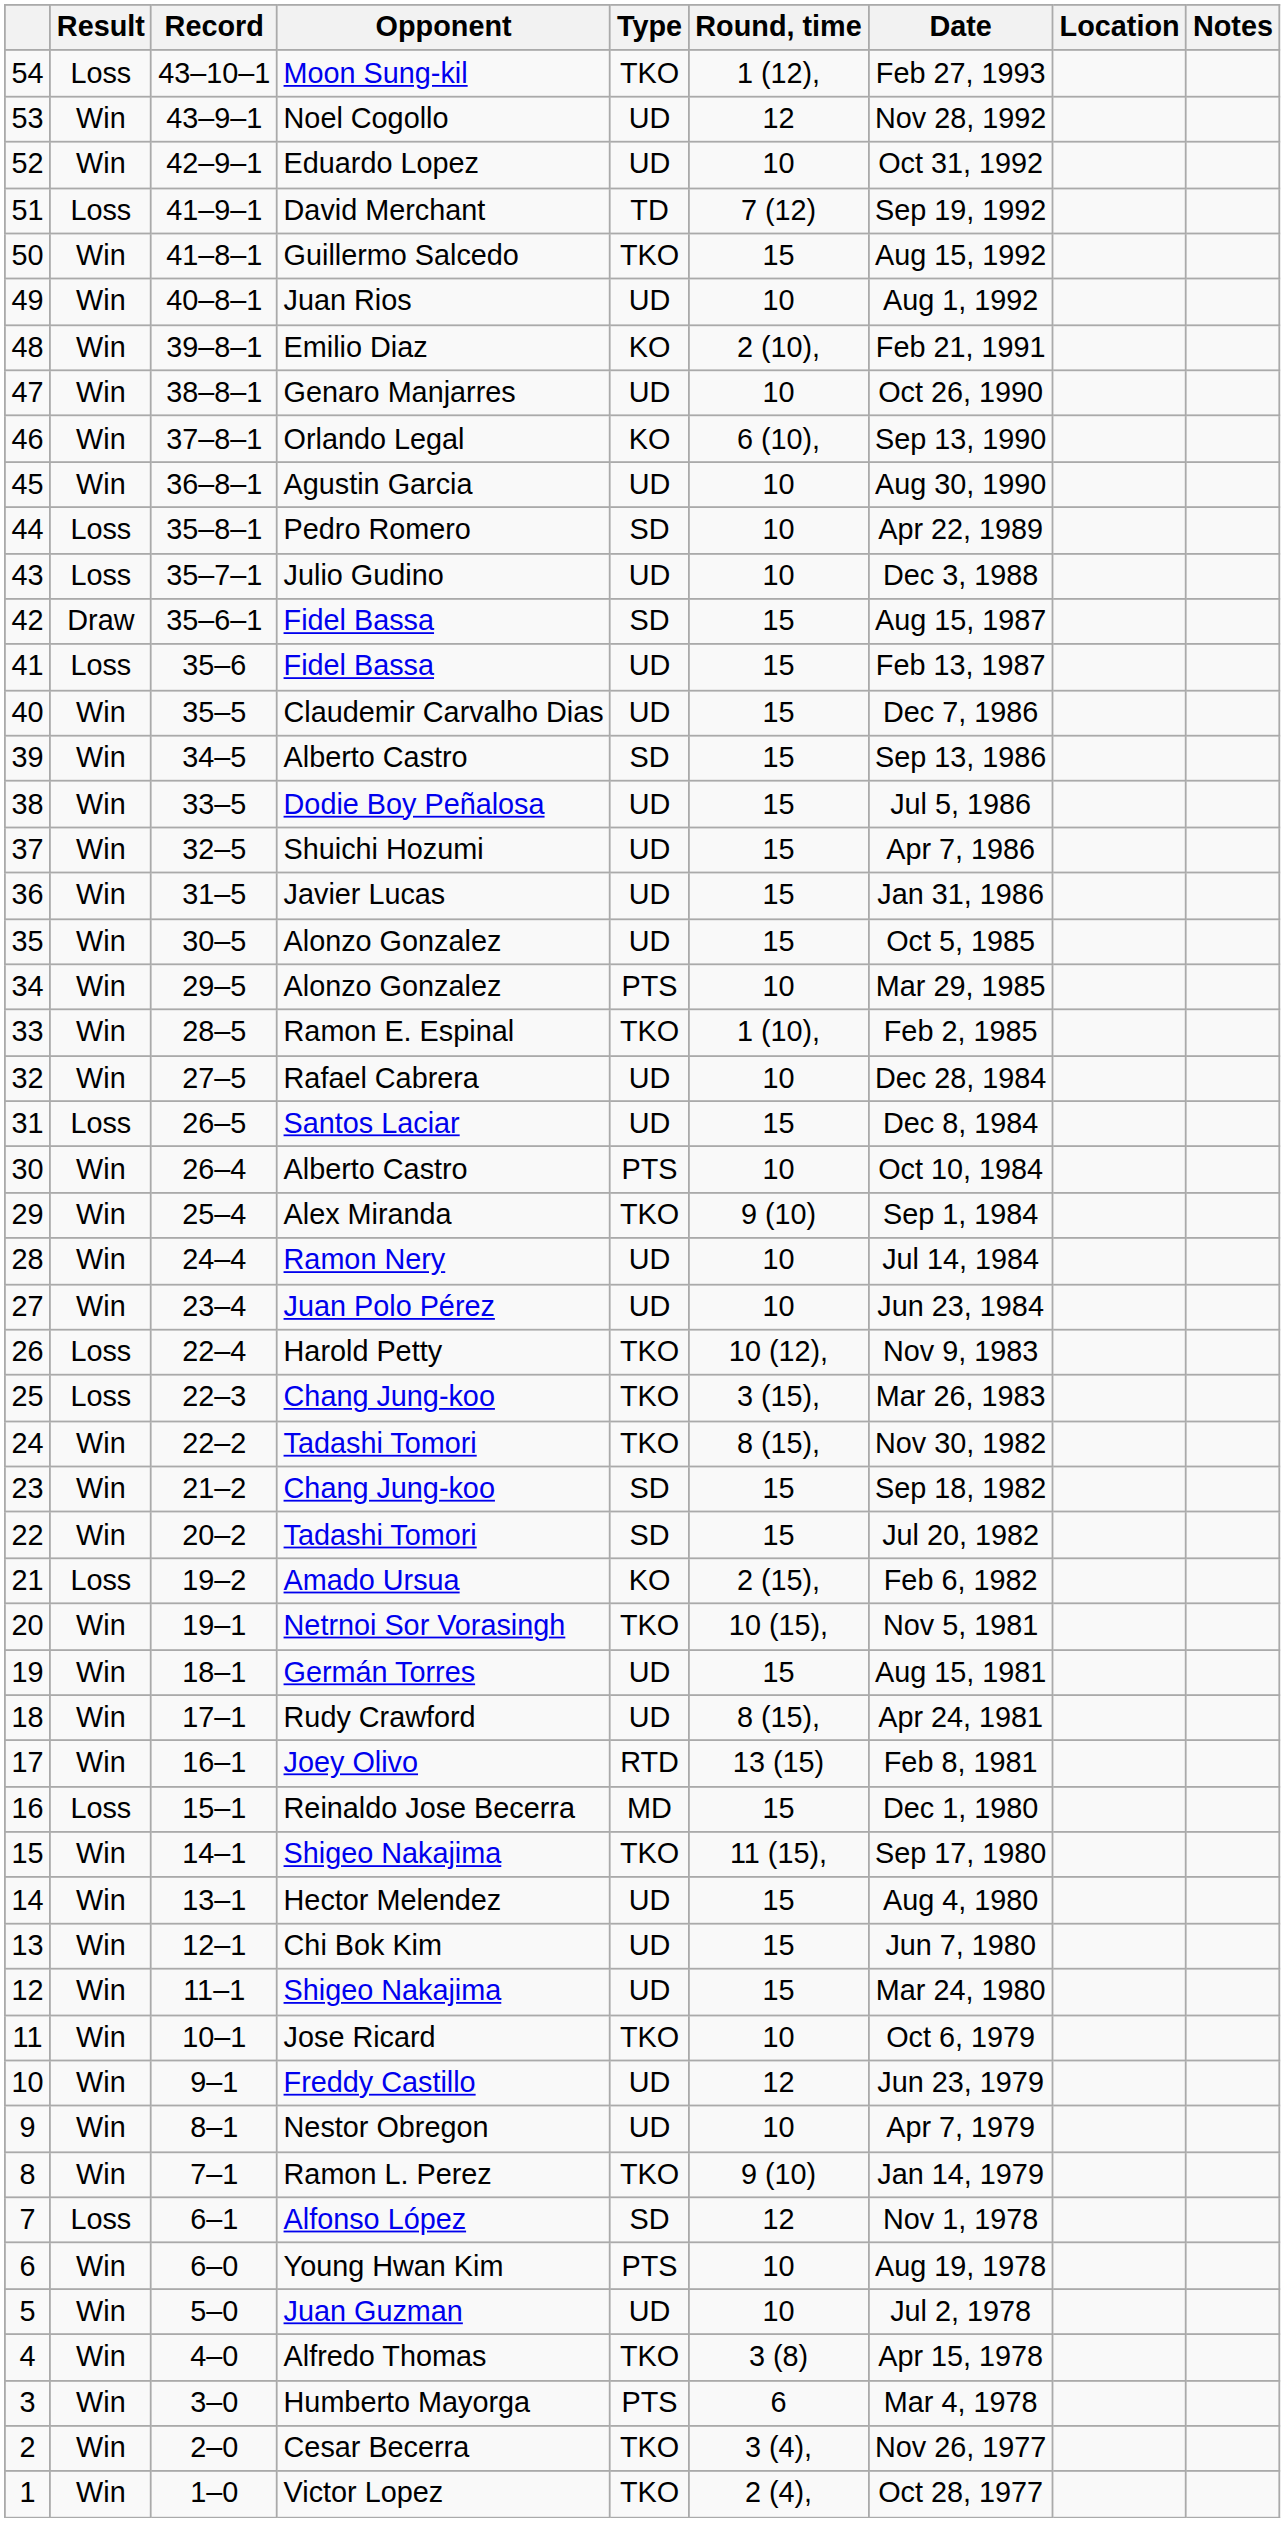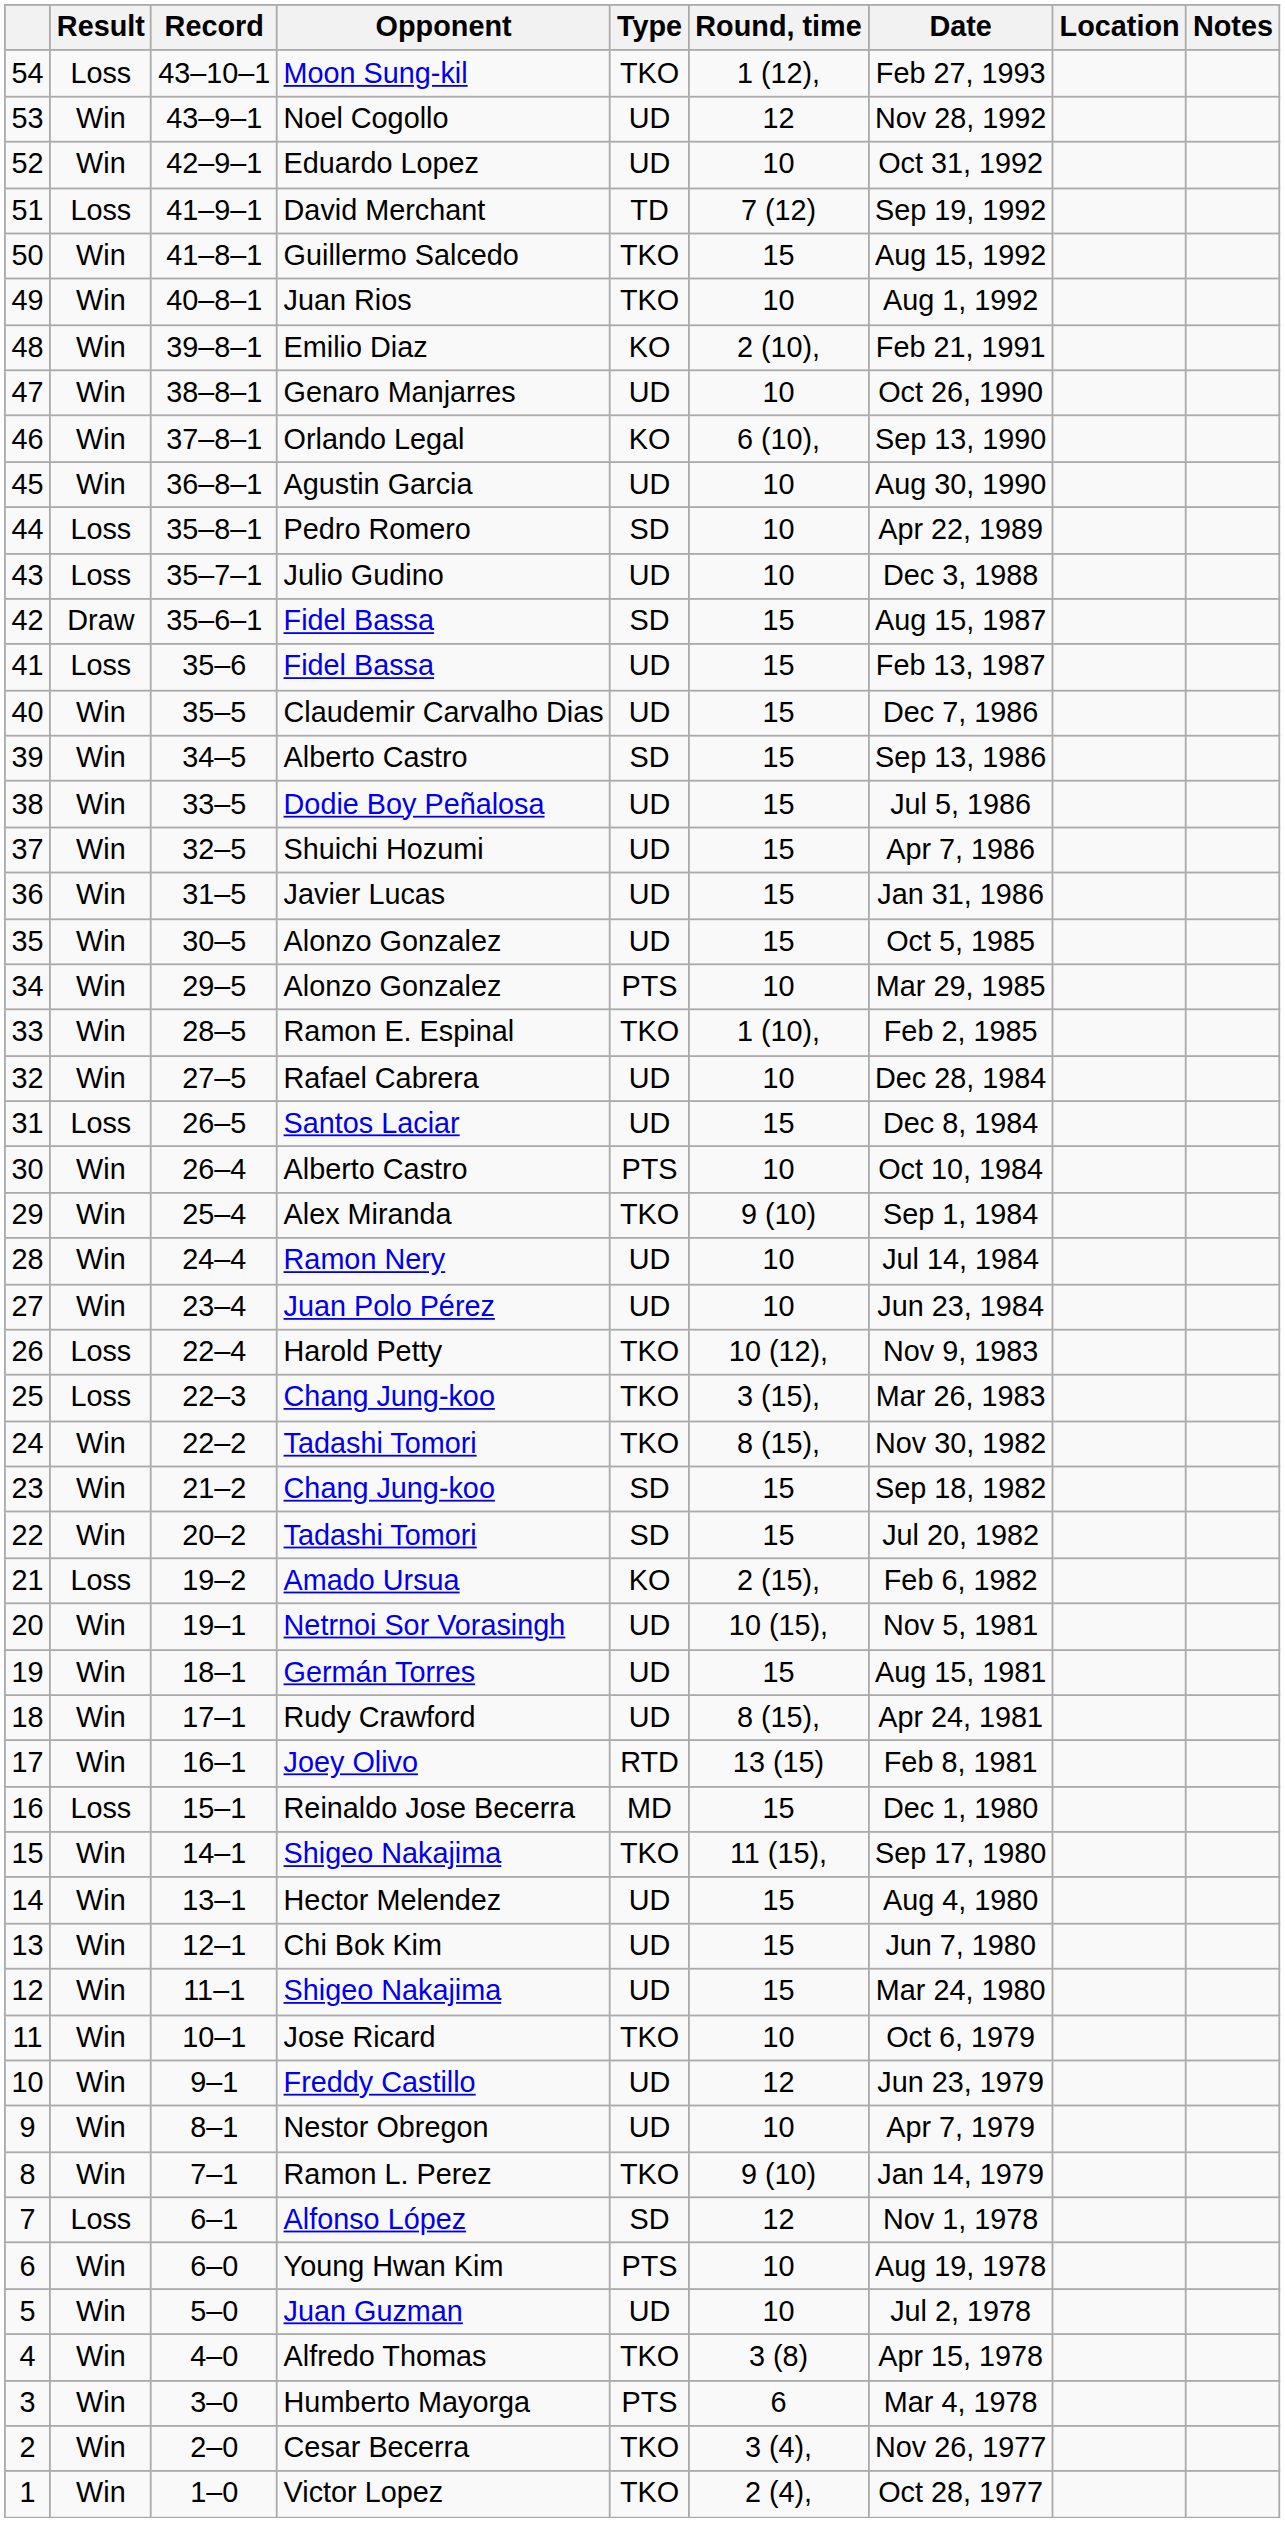(649, 301) UD -> (649, 301) TKO
(649, 1625) TKO -> (649, 1625) UD
